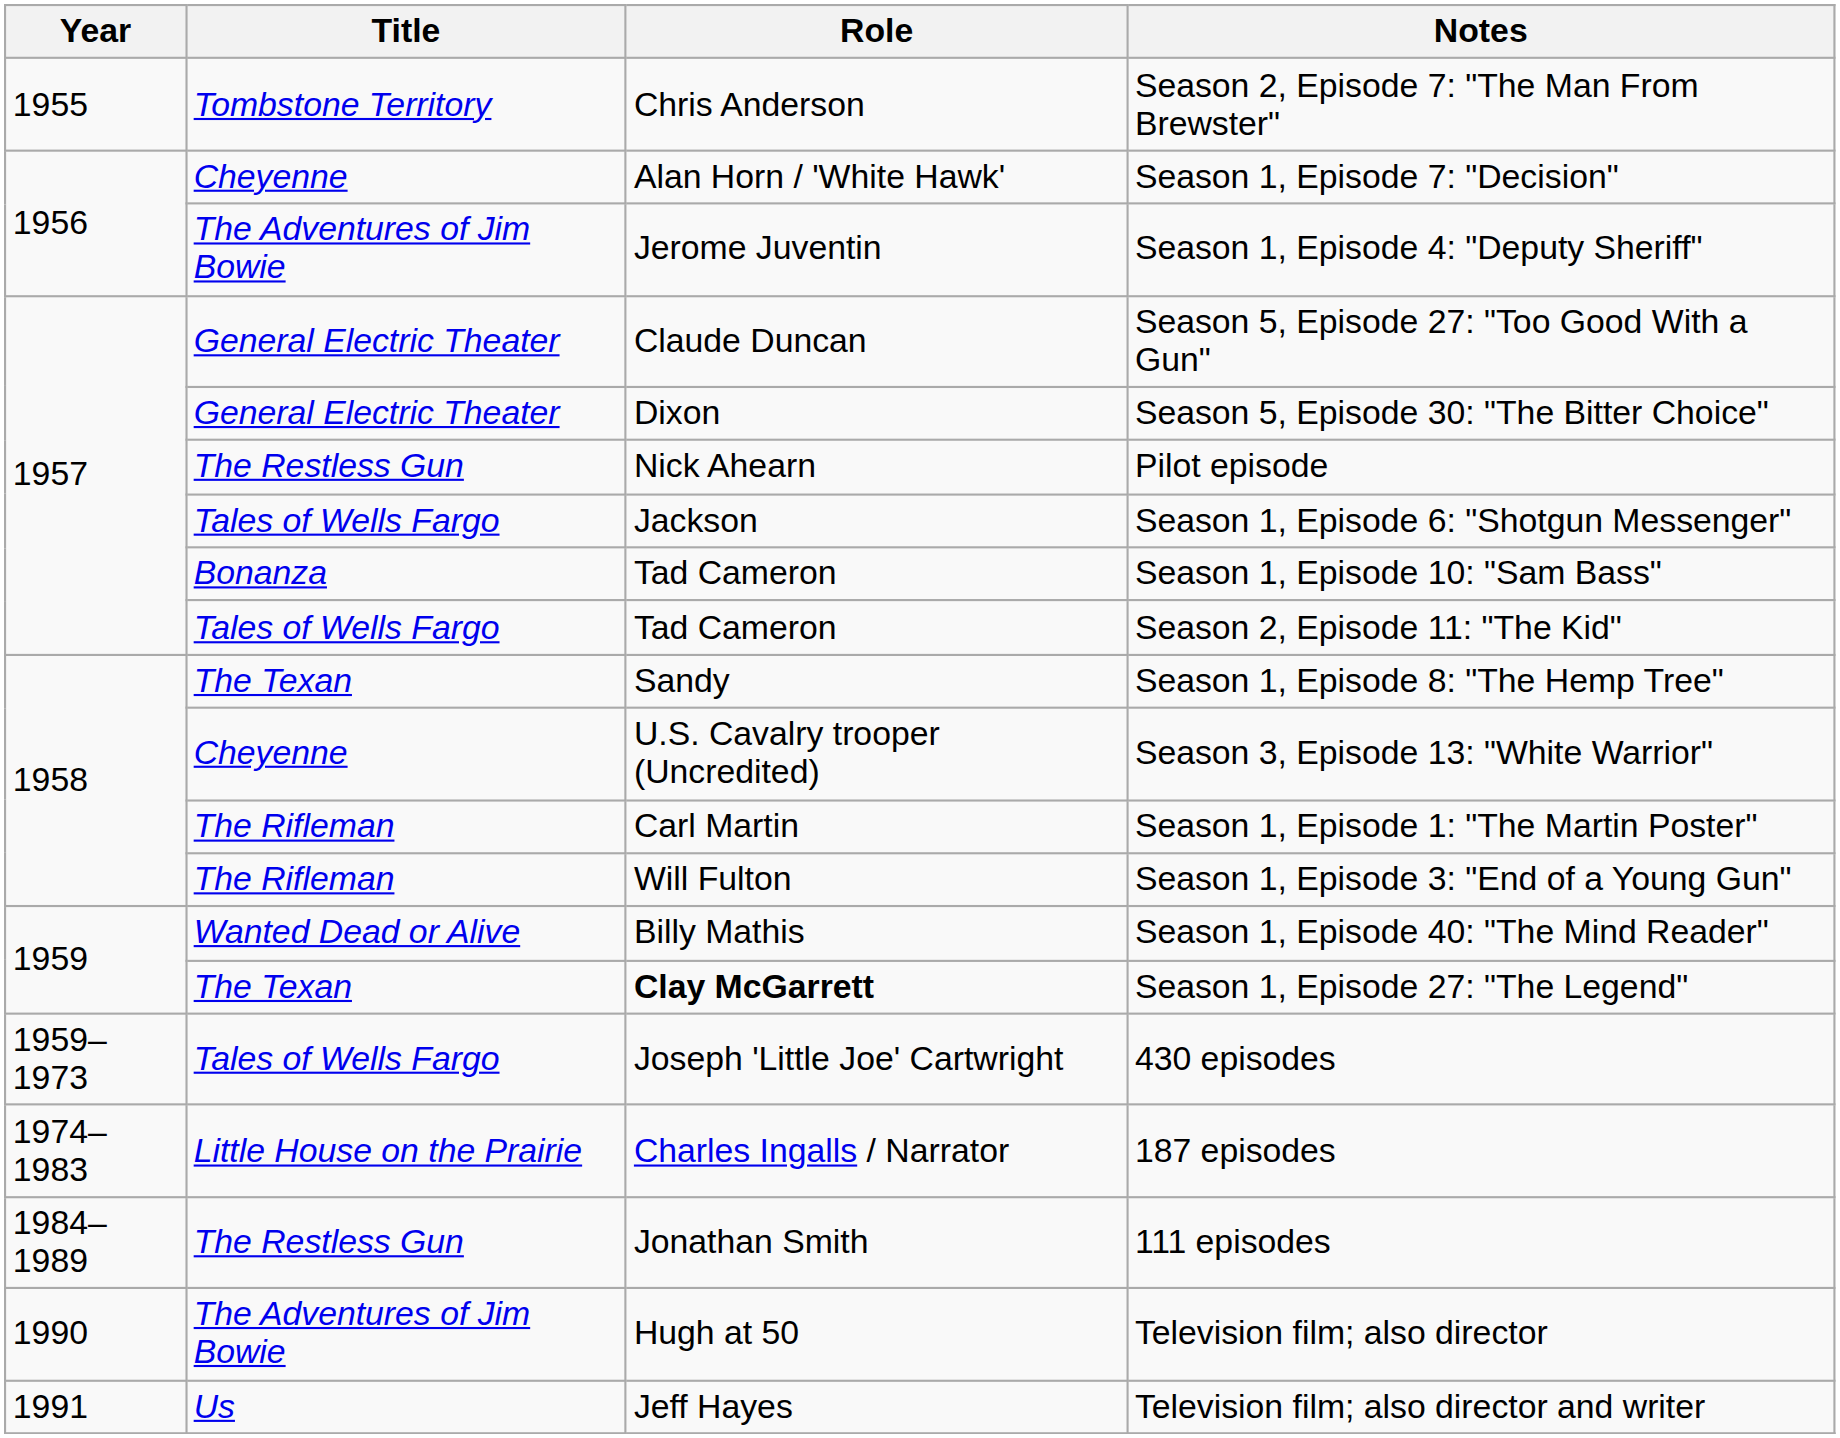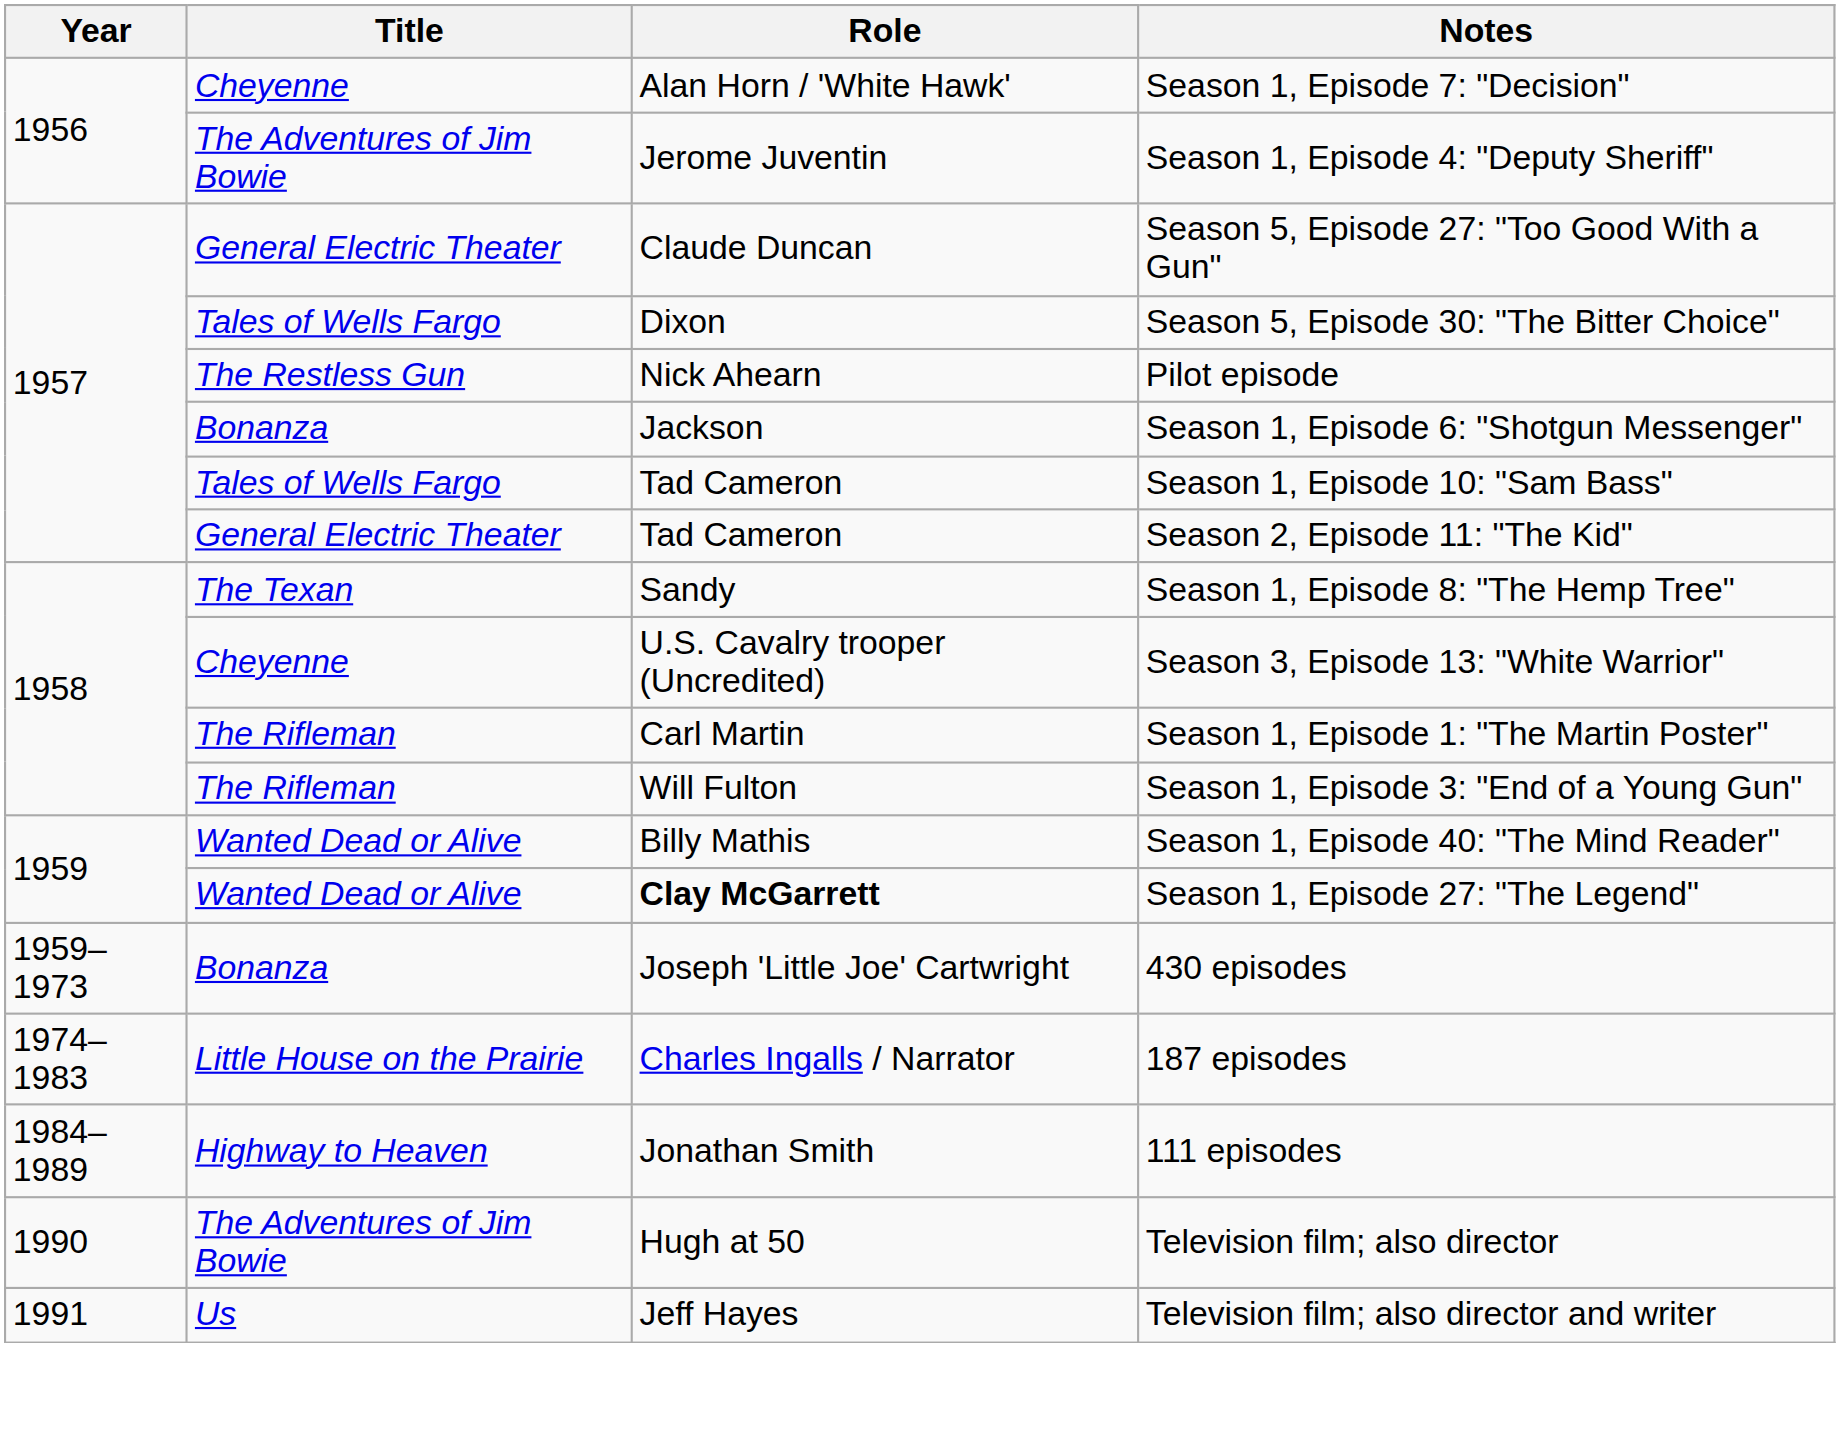- row: (1417, 103)
(377, 412) General Electric Theater -> (348, 321) Tales of Wells Fargo
(347, 519) Tales of Wells Fargo -> (262, 428) Bonanza
(260, 573) Bonanza -> (348, 482) Tales of Wells Fargo
(347, 627) Tales of Wells Fargo -> (378, 535) General Electric Theater
(273, 986) The Texan -> (358, 894) Wanted Dead or Alive
(347, 1058) Tales of Wells Fargo -> (262, 967) Bonanza
(329, 1241) The Restless Gun -> (341, 1150) Highway to Heaven
